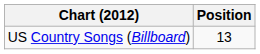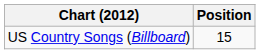(224, 37) 13 -> (224, 37) 15
